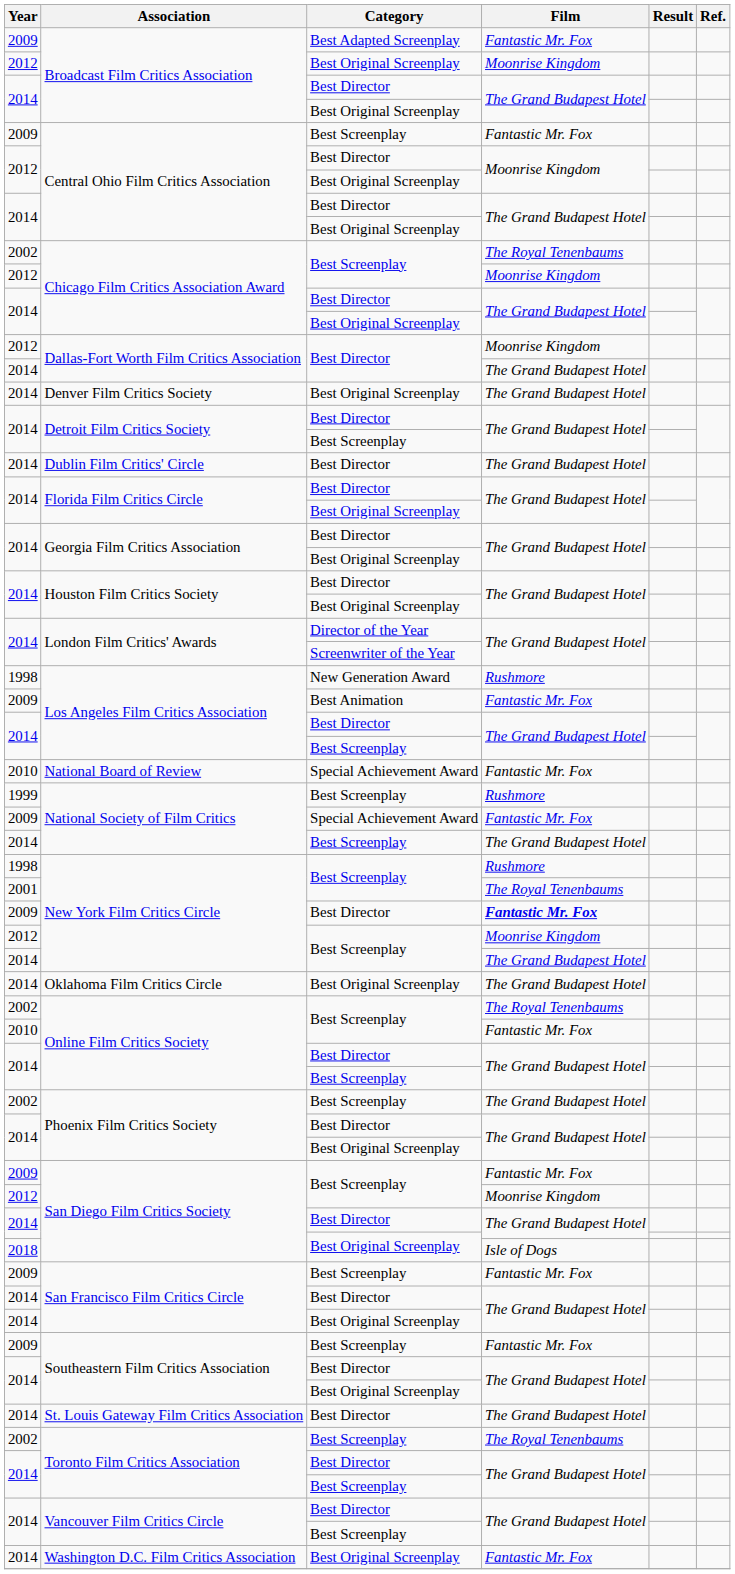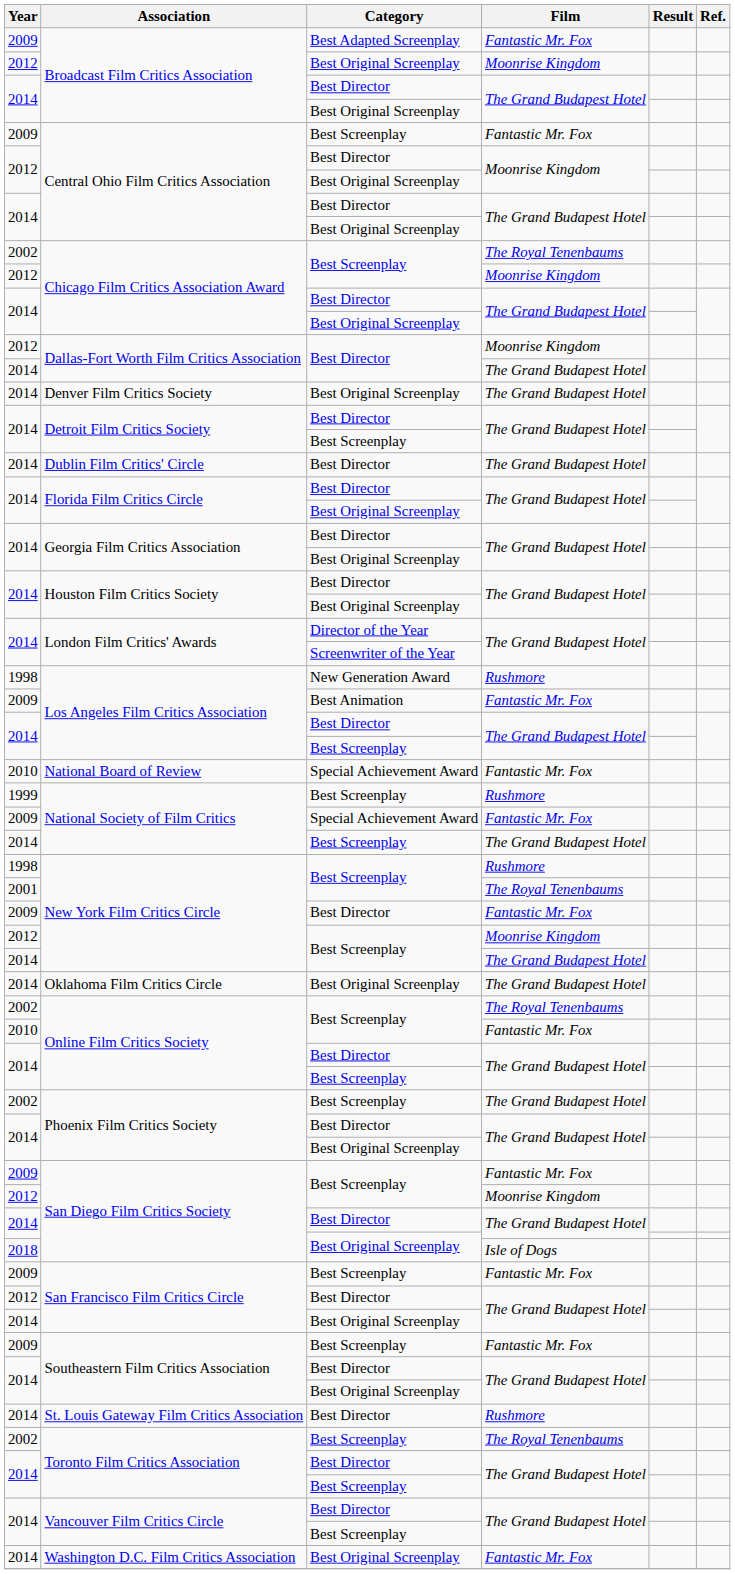(541, 913) bold -> (539, 913) normal
(23, 1297) 2014 -> (23, 1297) 2012
(565, 1415) The Grand Budapest Hotel -> (515, 1415) Rushmore
